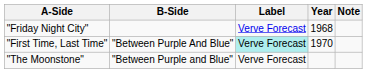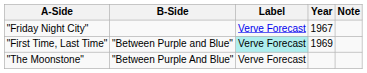(322, 28) 1968 -> (322, 28) 1967
(173, 44) "Between Purple And Blue" -> (172, 44) "Between Purple and Blue"
(322, 44) 1970 -> (322, 44) 1969
(172, 60) "Between Purple and Blue" -> (173, 60) "Between Purple And Blue"
